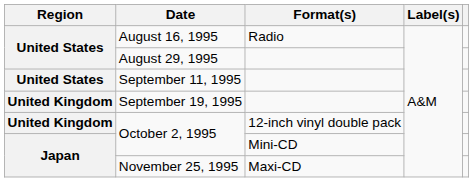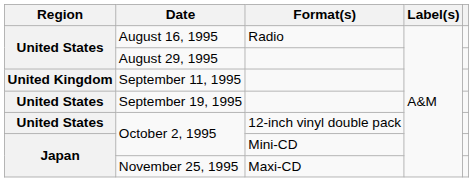(60, 79) United States -> (60, 79) United Kingdom
(60, 101) United Kingdom -> (60, 101) United States
(60, 123) United Kingdom -> (60, 123) United States
